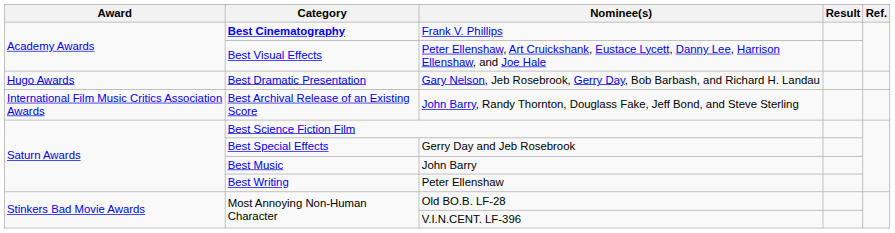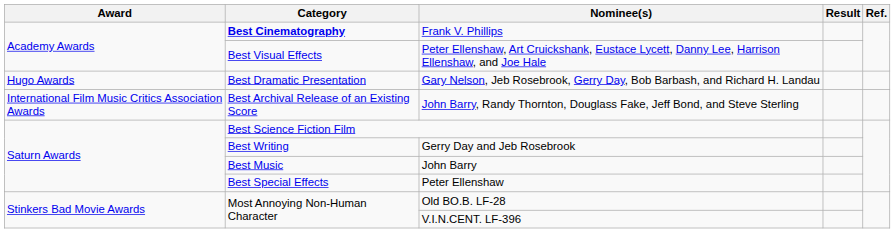(278, 147) Best Special Effects -> (258, 147) Best Writing
(258, 183) Best Writing -> (278, 183) Best Special Effects
